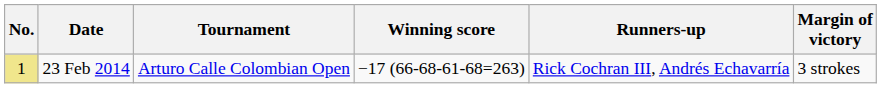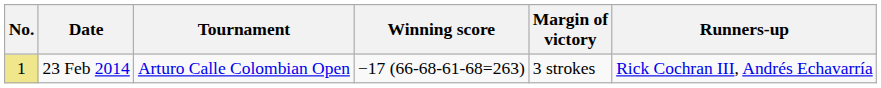columns swapped: (835, 29) <-> (661, 29)
